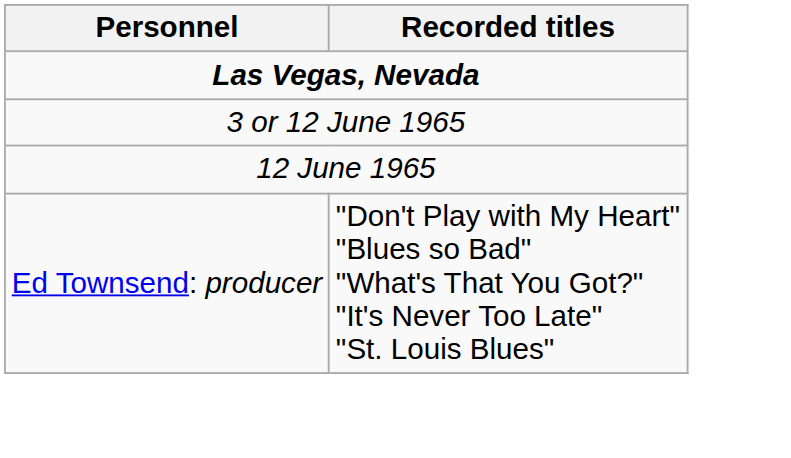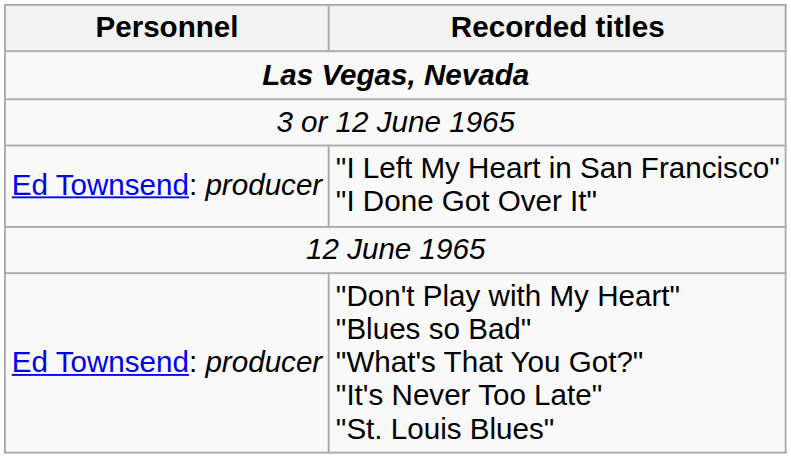+ row: (558, 185)
